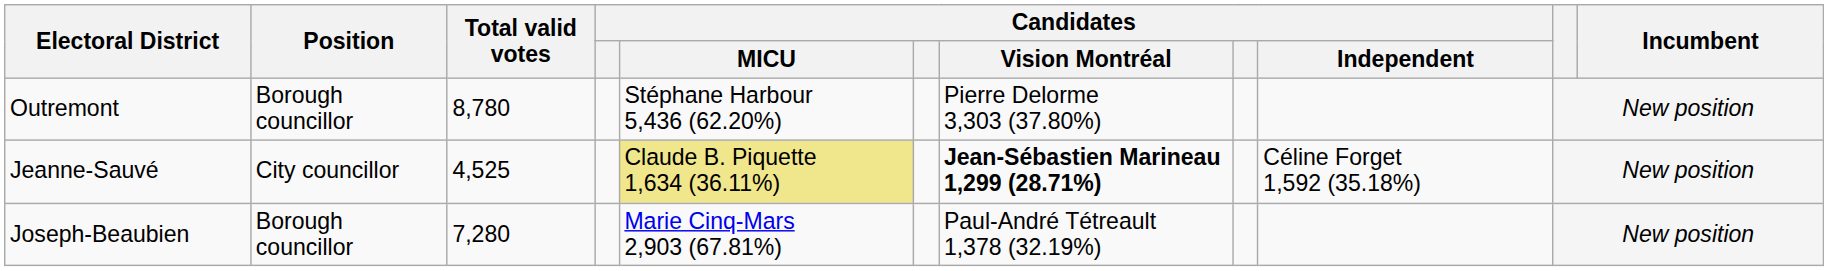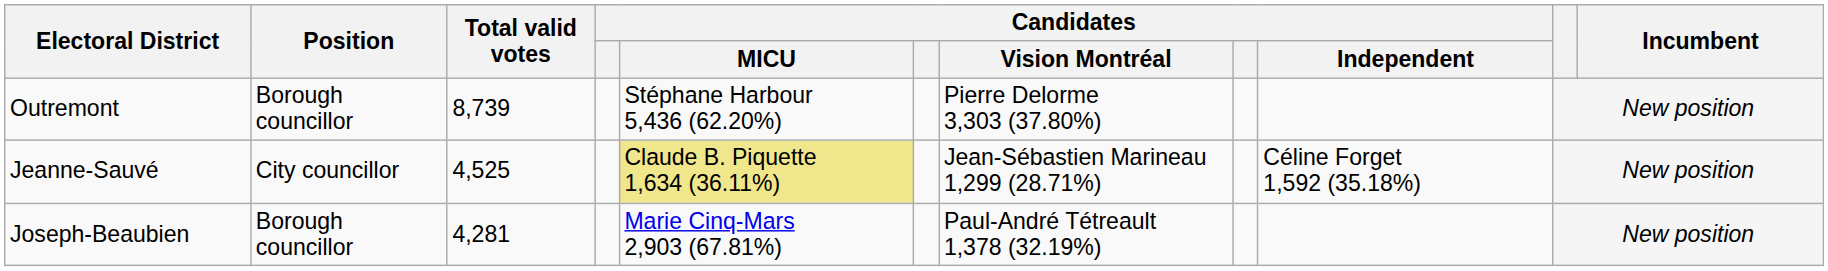(481, 108) 8,780 -> (481, 108) 8,739
(1082, 171) bold -> (1075, 171) normal
(481, 233) 7,280 -> (481, 233) 4,281
